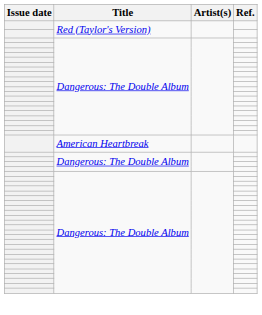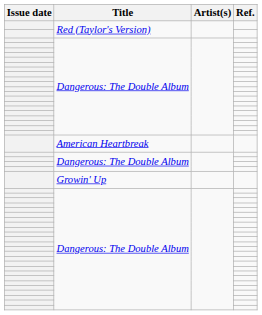+ row: (29, 180)
